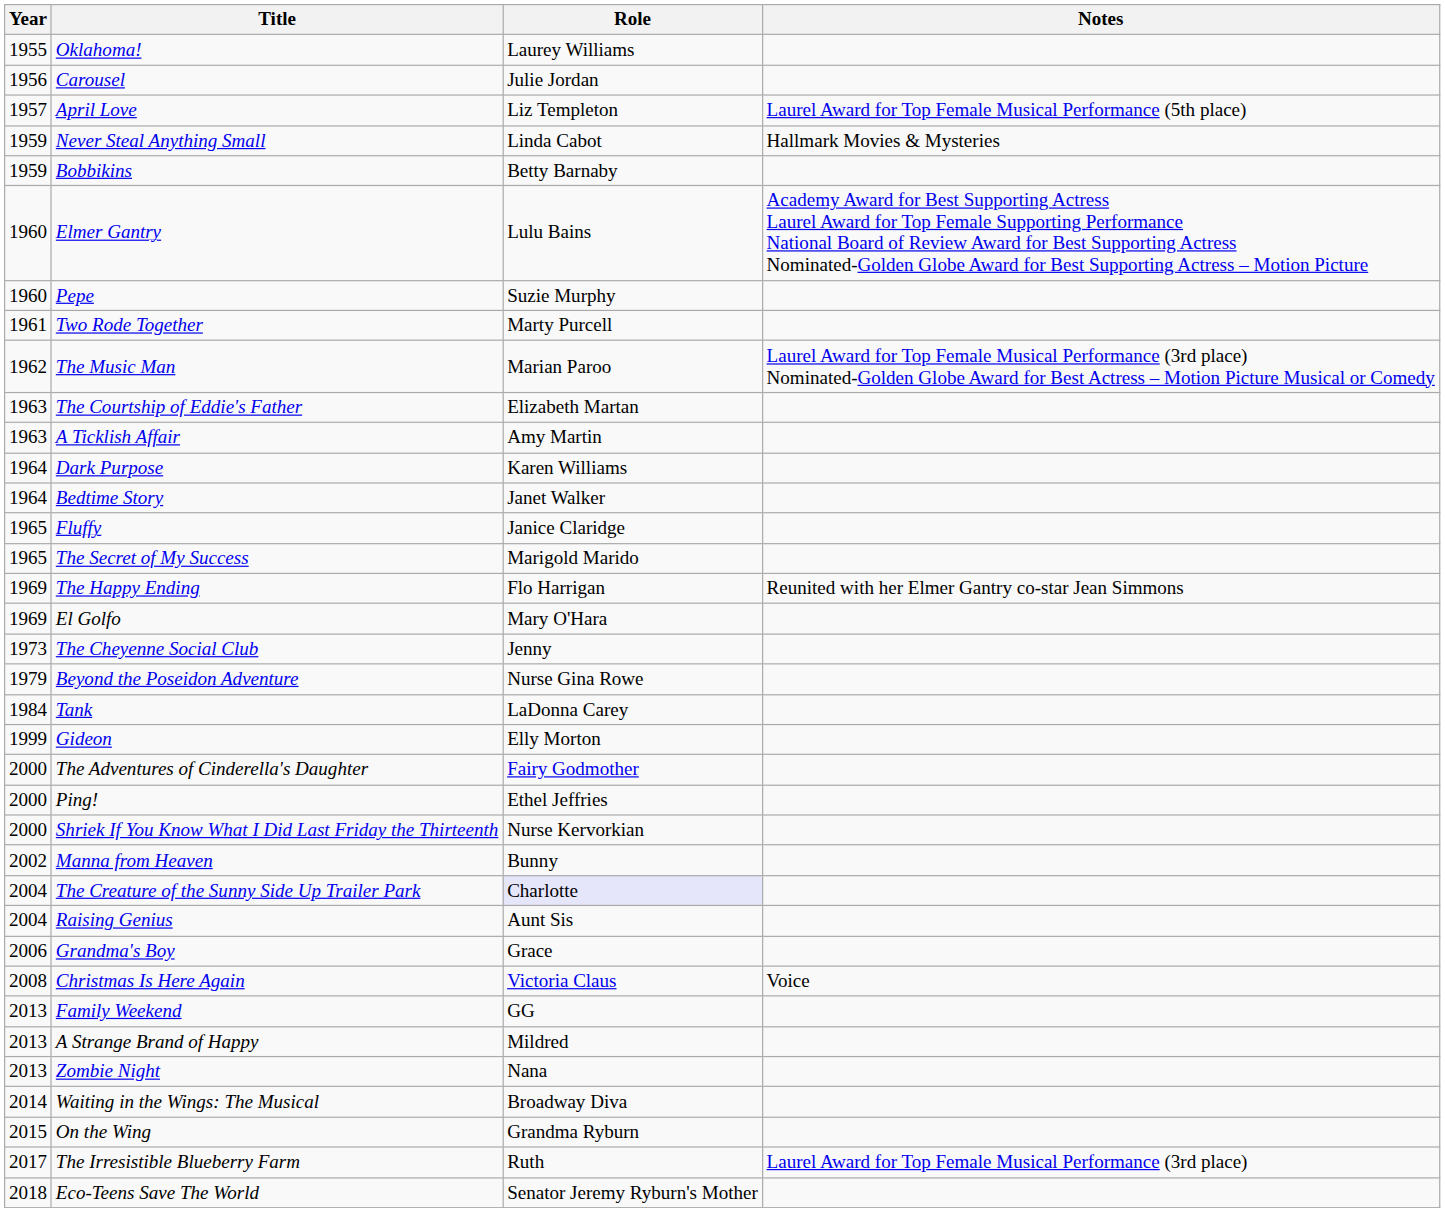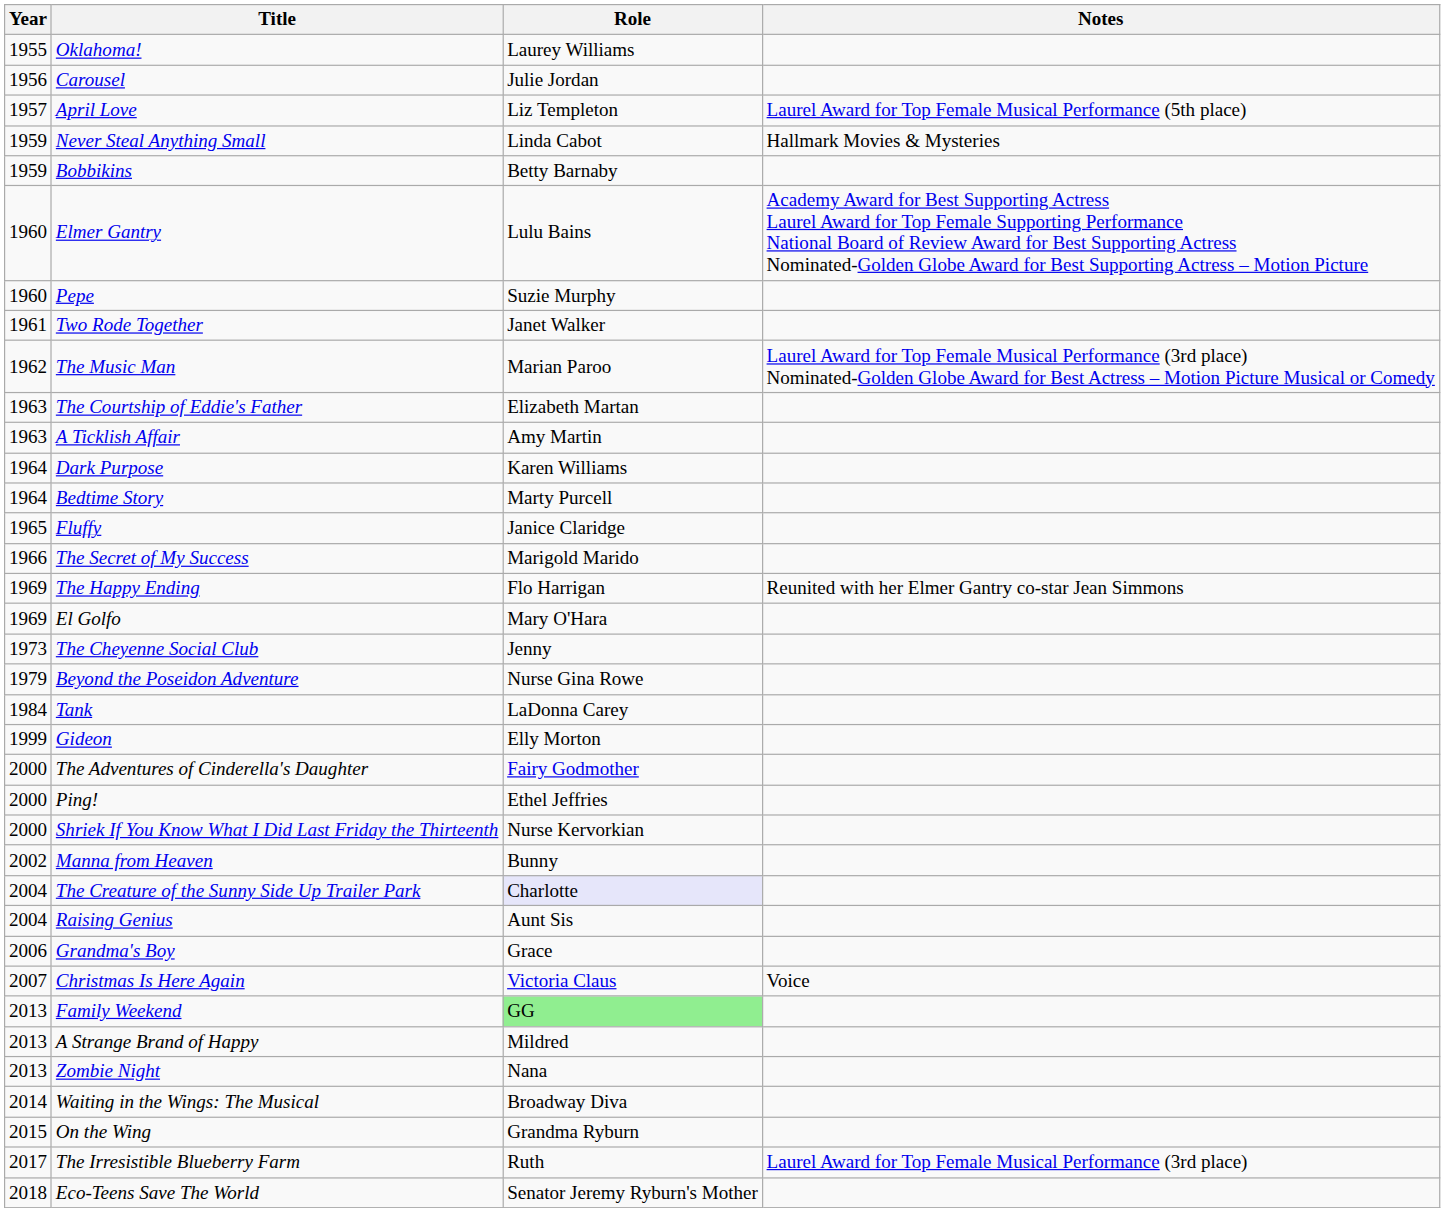(560, 325) Marty Purcell -> (556, 325) Janet Walker
(556, 497) Janet Walker -> (560, 497) Marty Purcell
(28, 558) 1965 -> (28, 558) 1966
(28, 980) 2008 -> (28, 980) 2007
(521, 1011) no background -> (521, 1011) lightgreen background
